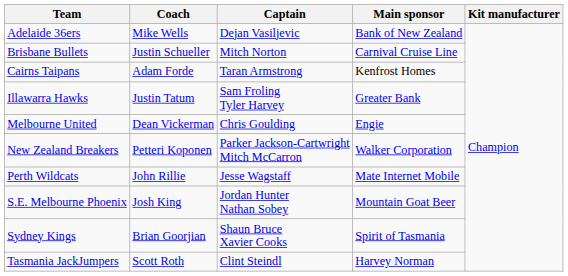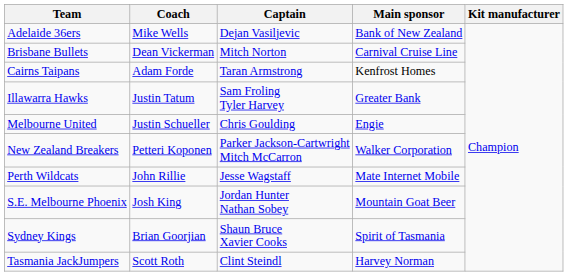(171, 52) Justin Schueller -> (173, 52) Dean Vickerman
(173, 124) Dean Vickerman -> (171, 124) Justin Schueller
